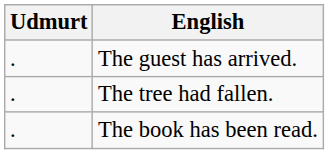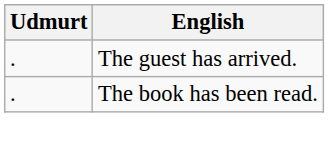- row: (186, 93)
